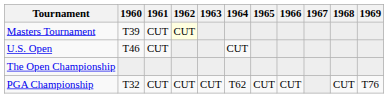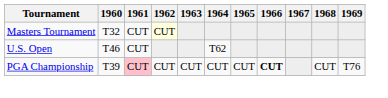(131, 31) T39 -> (111, 31) T32
(237, 49) CUT -> (218, 49) T62
- row: (61, 66)
(131, 84) T32 -> (111, 66) T39
(158, 84) no background -> (138, 66) pink background
(237, 84) T62 -> (218, 66) CUT
(291, 84) normal -> (271, 66) bold
